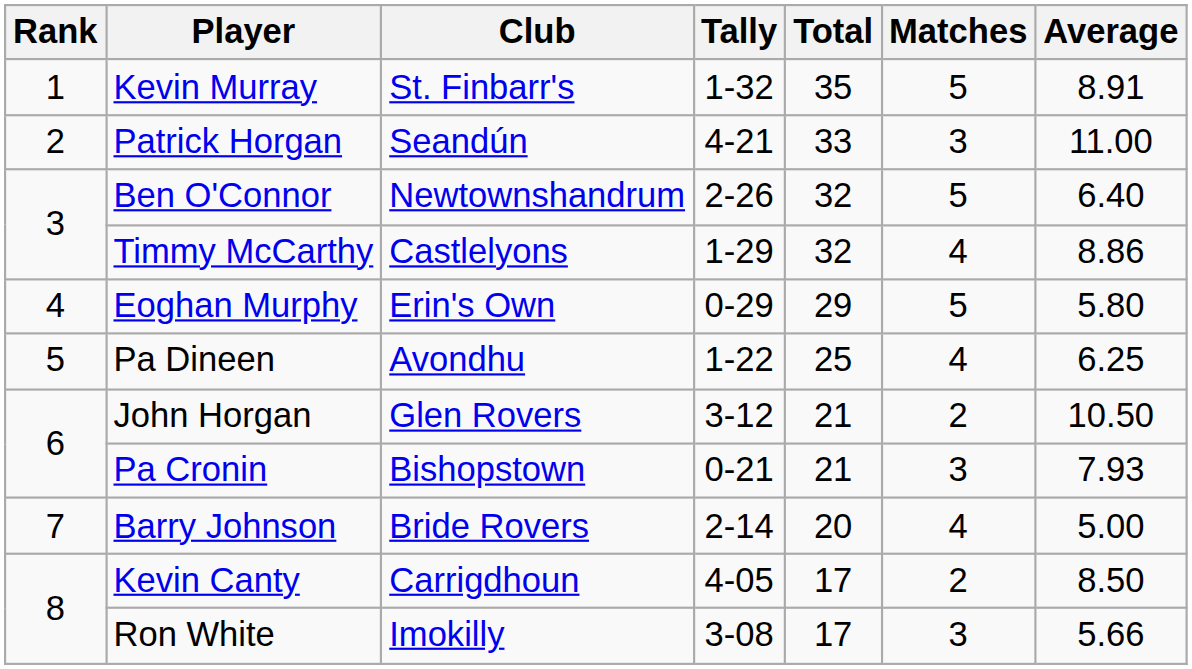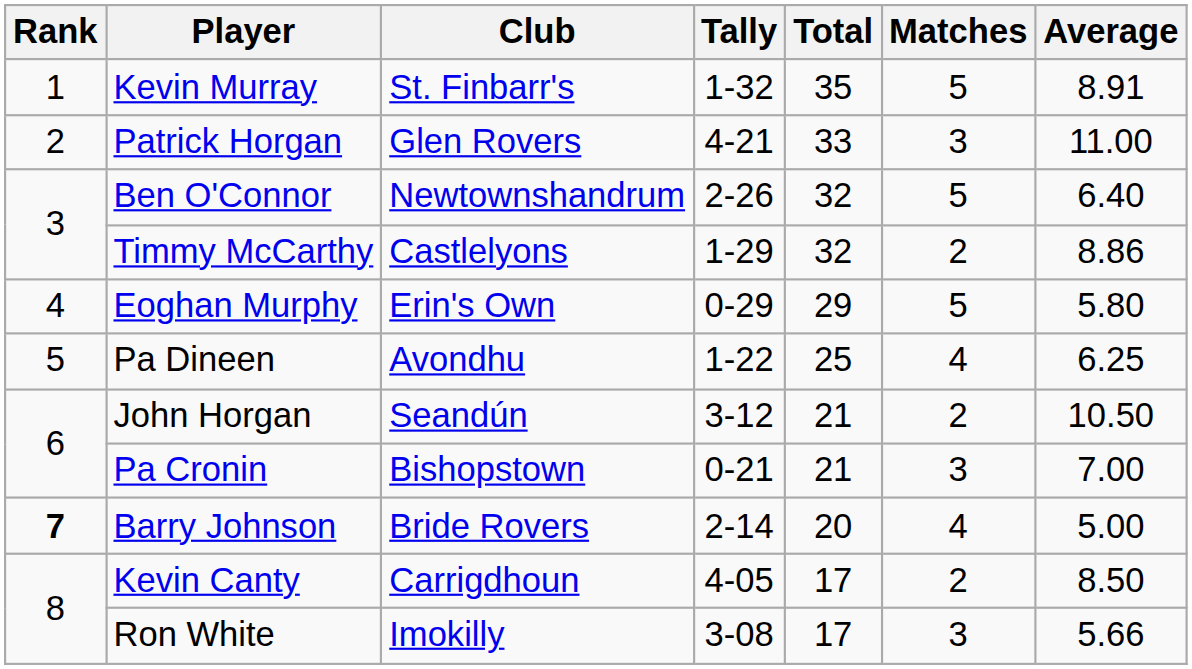(458, 141) Seandún -> (485, 141) Glen Rovers
(958, 251) 4 -> (958, 251) 2
(485, 415) Glen Rovers -> (458, 415) Seandún
(1111, 470) 7.93 -> (1111, 470) 7.00
(55, 525) normal -> (55, 525) bold
